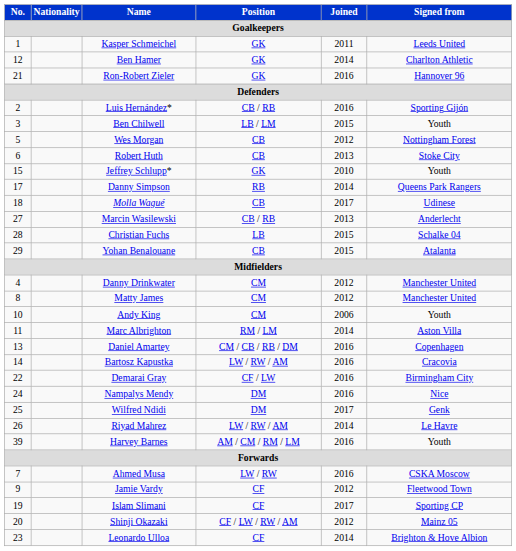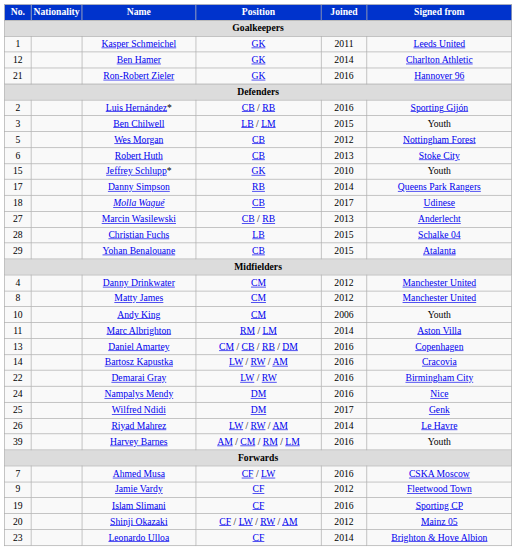(258, 378) CF / LW -> (258, 378) LW / RW
(258, 474) LW / RW -> (258, 474) CF / LW
(344, 506) 2017 -> (344, 506) 2016
